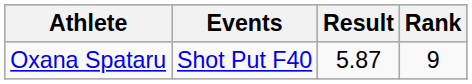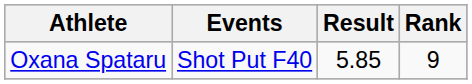(358, 60) 5.87 -> (358, 60) 5.85
